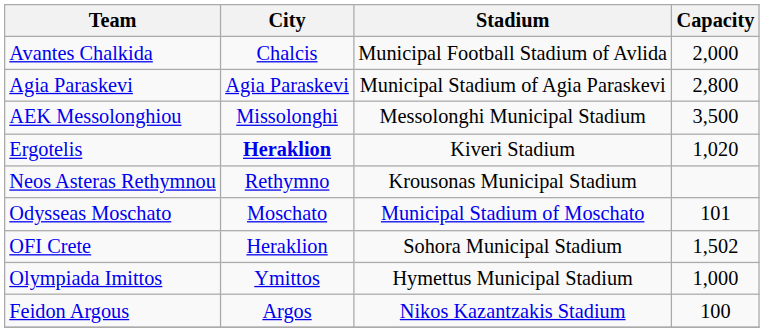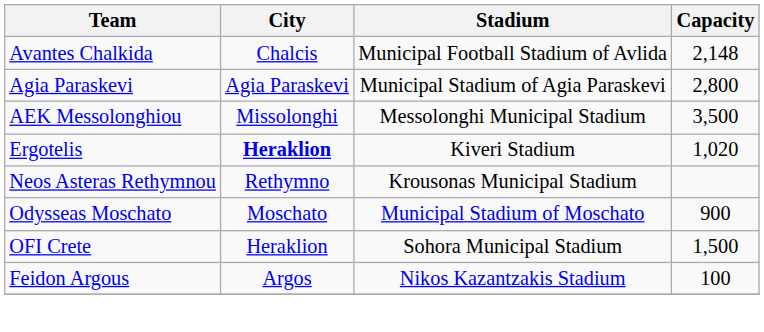(715, 52) 2,000 -> (715, 52) 2,148
(715, 213) 101 -> (715, 213) 900
(715, 246) 1,502 -> (715, 246) 1,500
- row: (86, 278)
